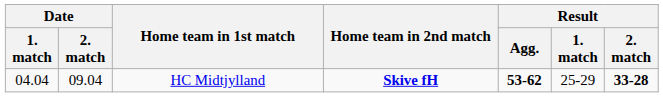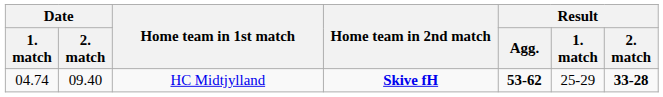(32, 80) 04.04 -> (32, 80) 04.74
(85, 80) 09.04 -> (85, 80) 09.40
